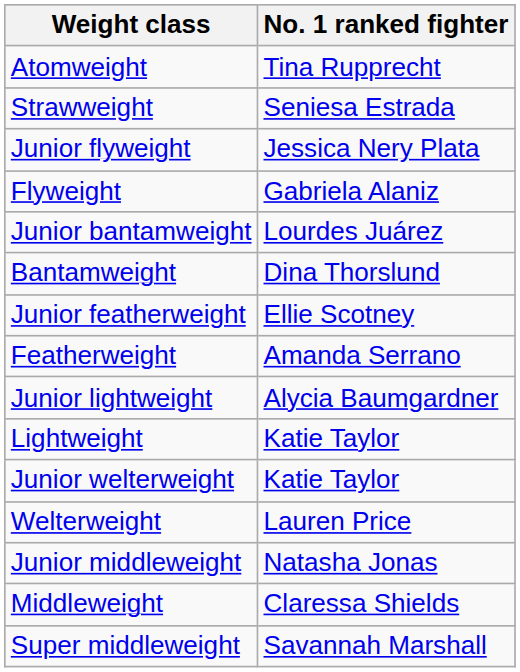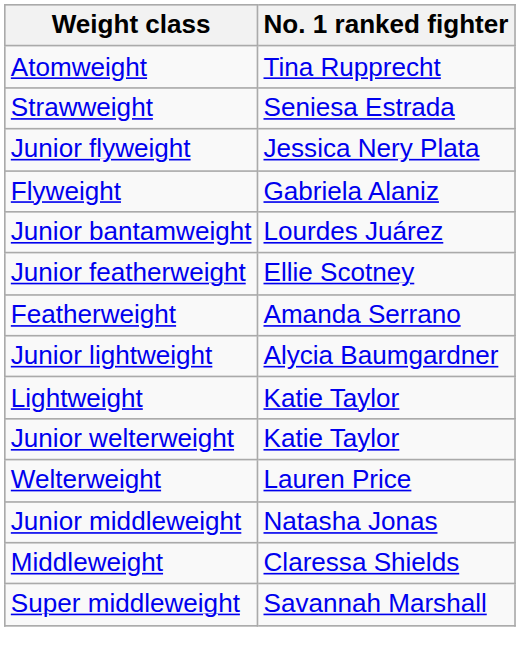- row: (93, 273)
